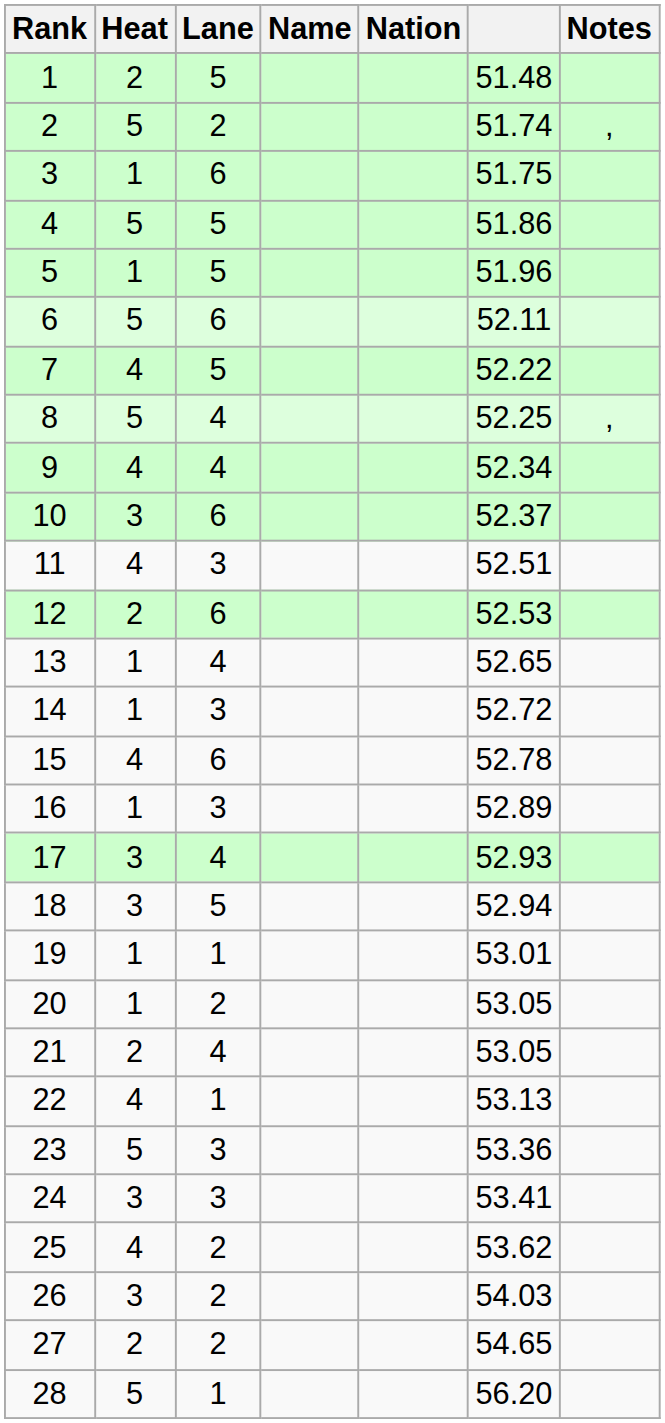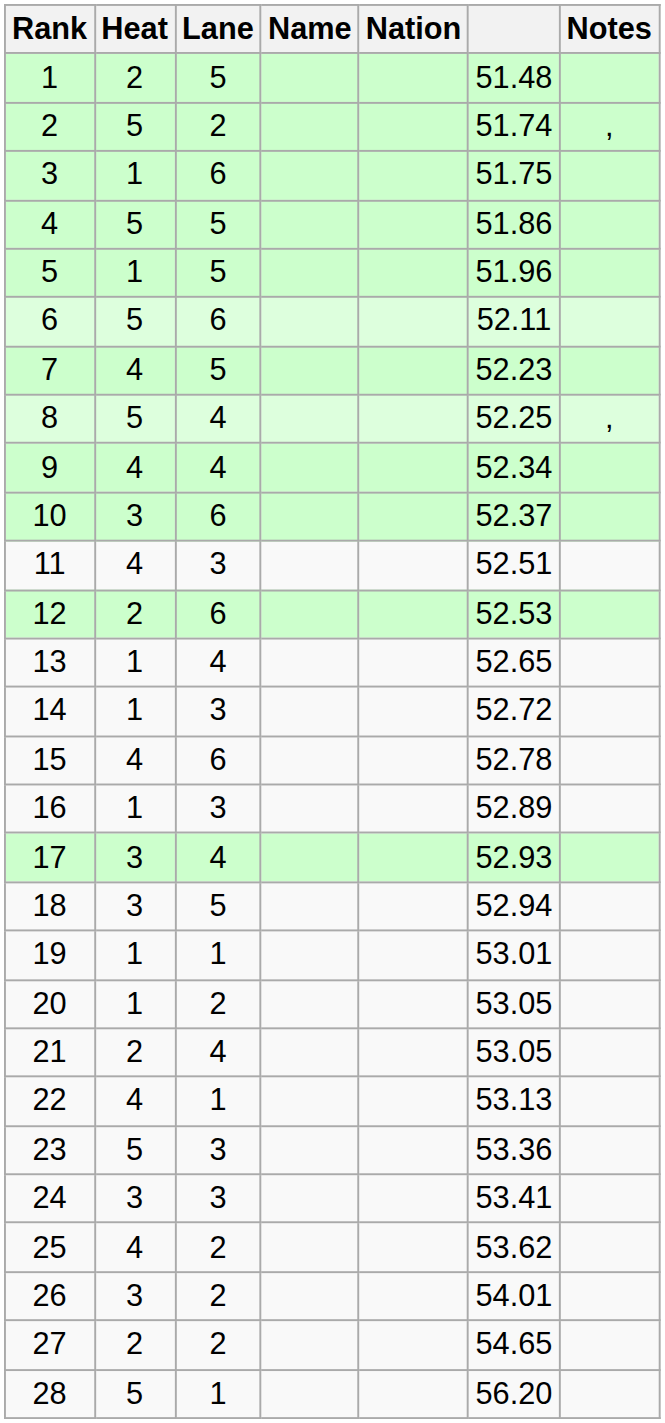(514, 369) 52.22 -> (514, 369) 52.23
(514, 1295) 54.03 -> (514, 1295) 54.01
